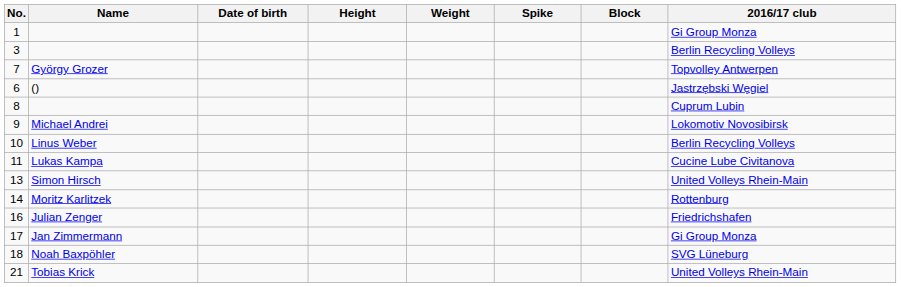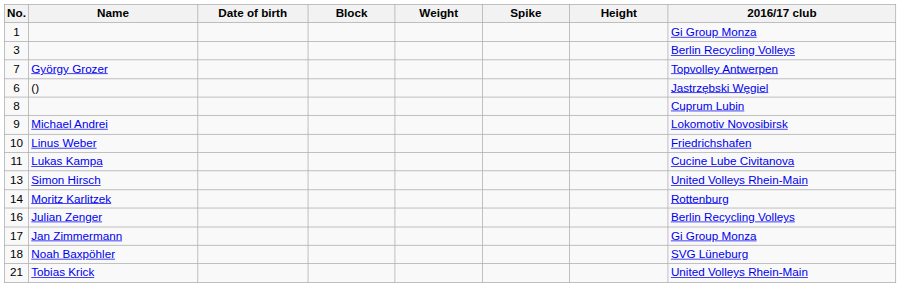columns swapped: (357, 13) <-> (625, 13)
(733, 143) Berlin Recycling Volleys -> (711, 143) Friedrichshafen
(711, 217) Friedrichshafen -> (733, 217) Berlin Recycling Volleys
